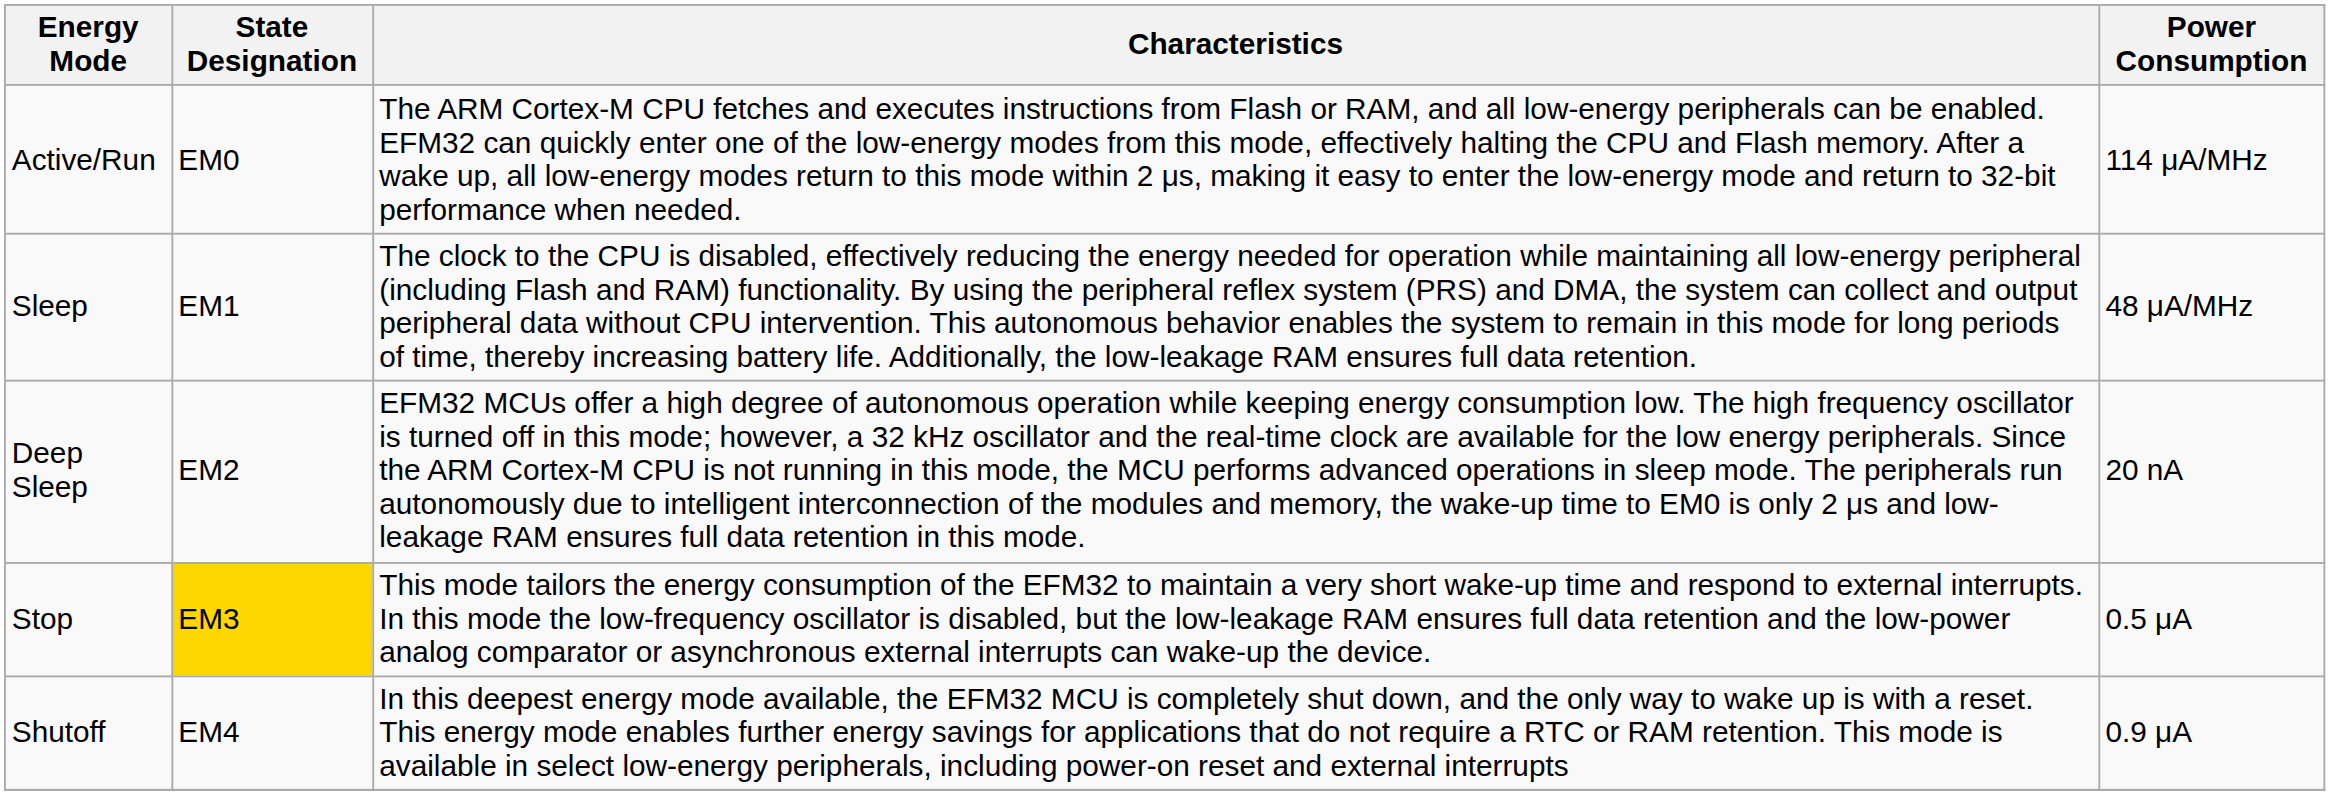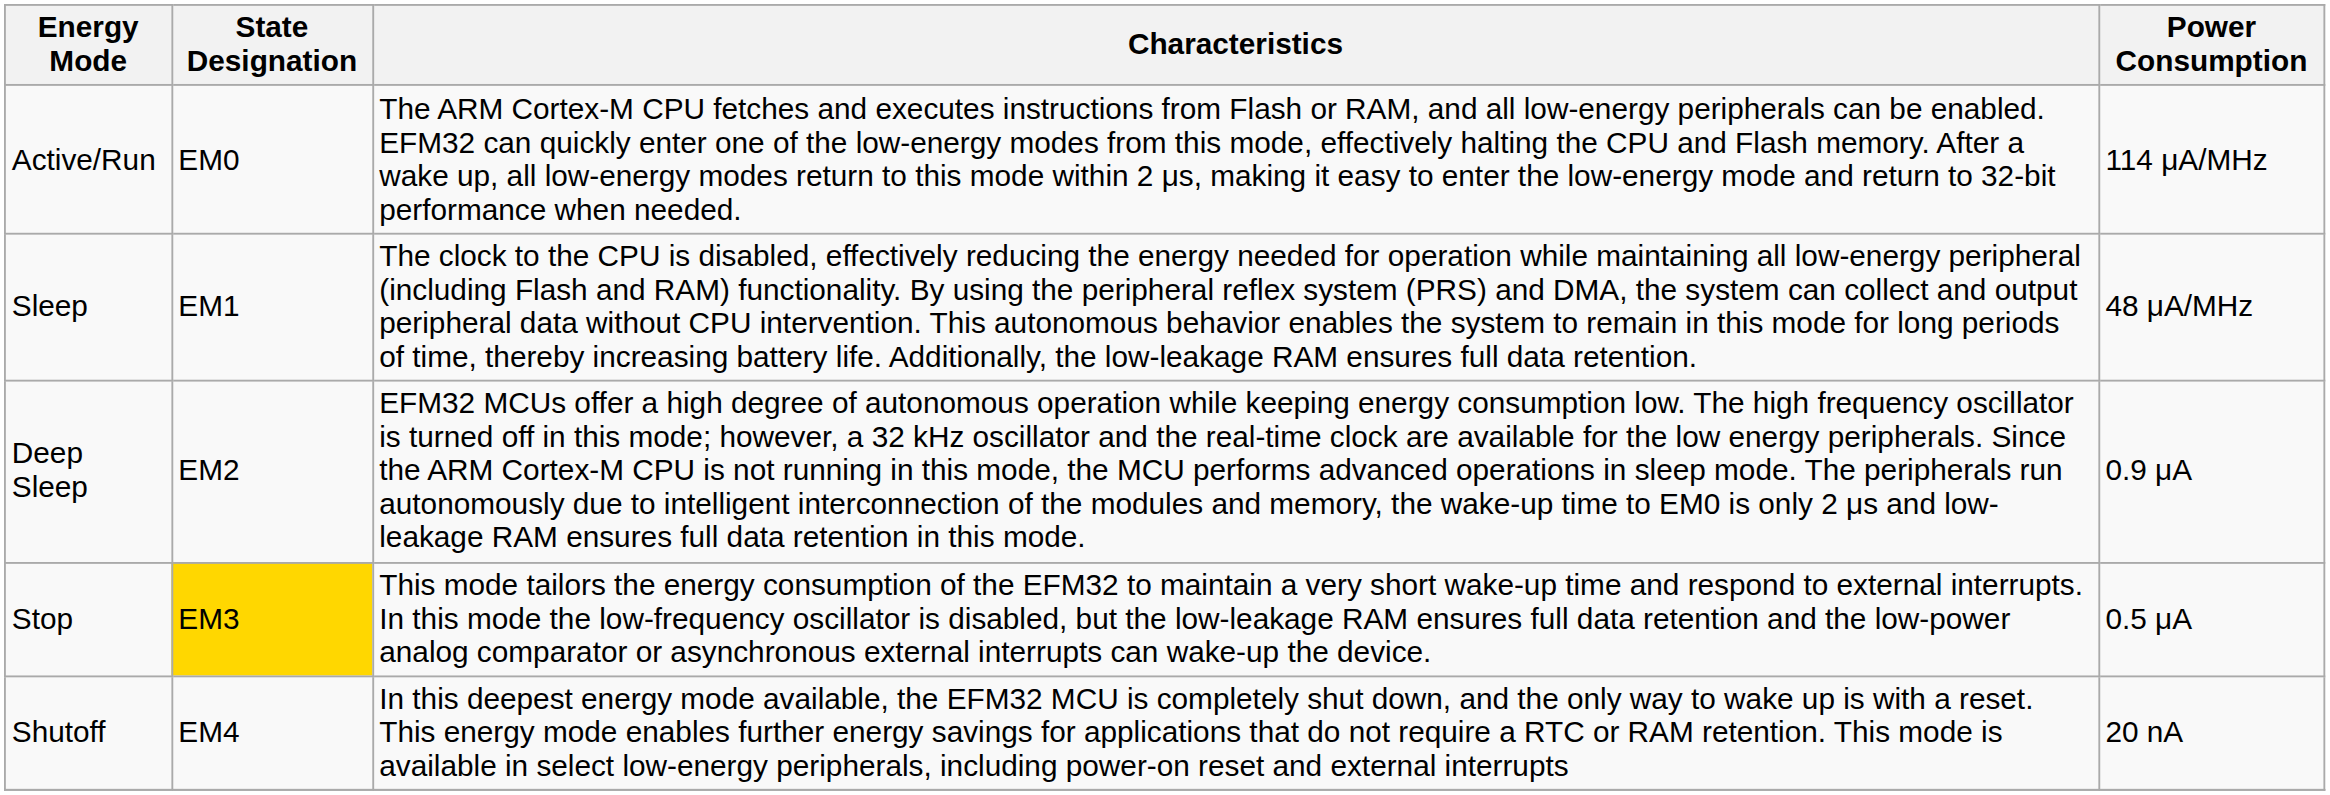(2144, 471) 20 nA -> (2149, 471) 0.9 μA
(2149, 732) 0.9 μA -> (2144, 732) 20 nA
